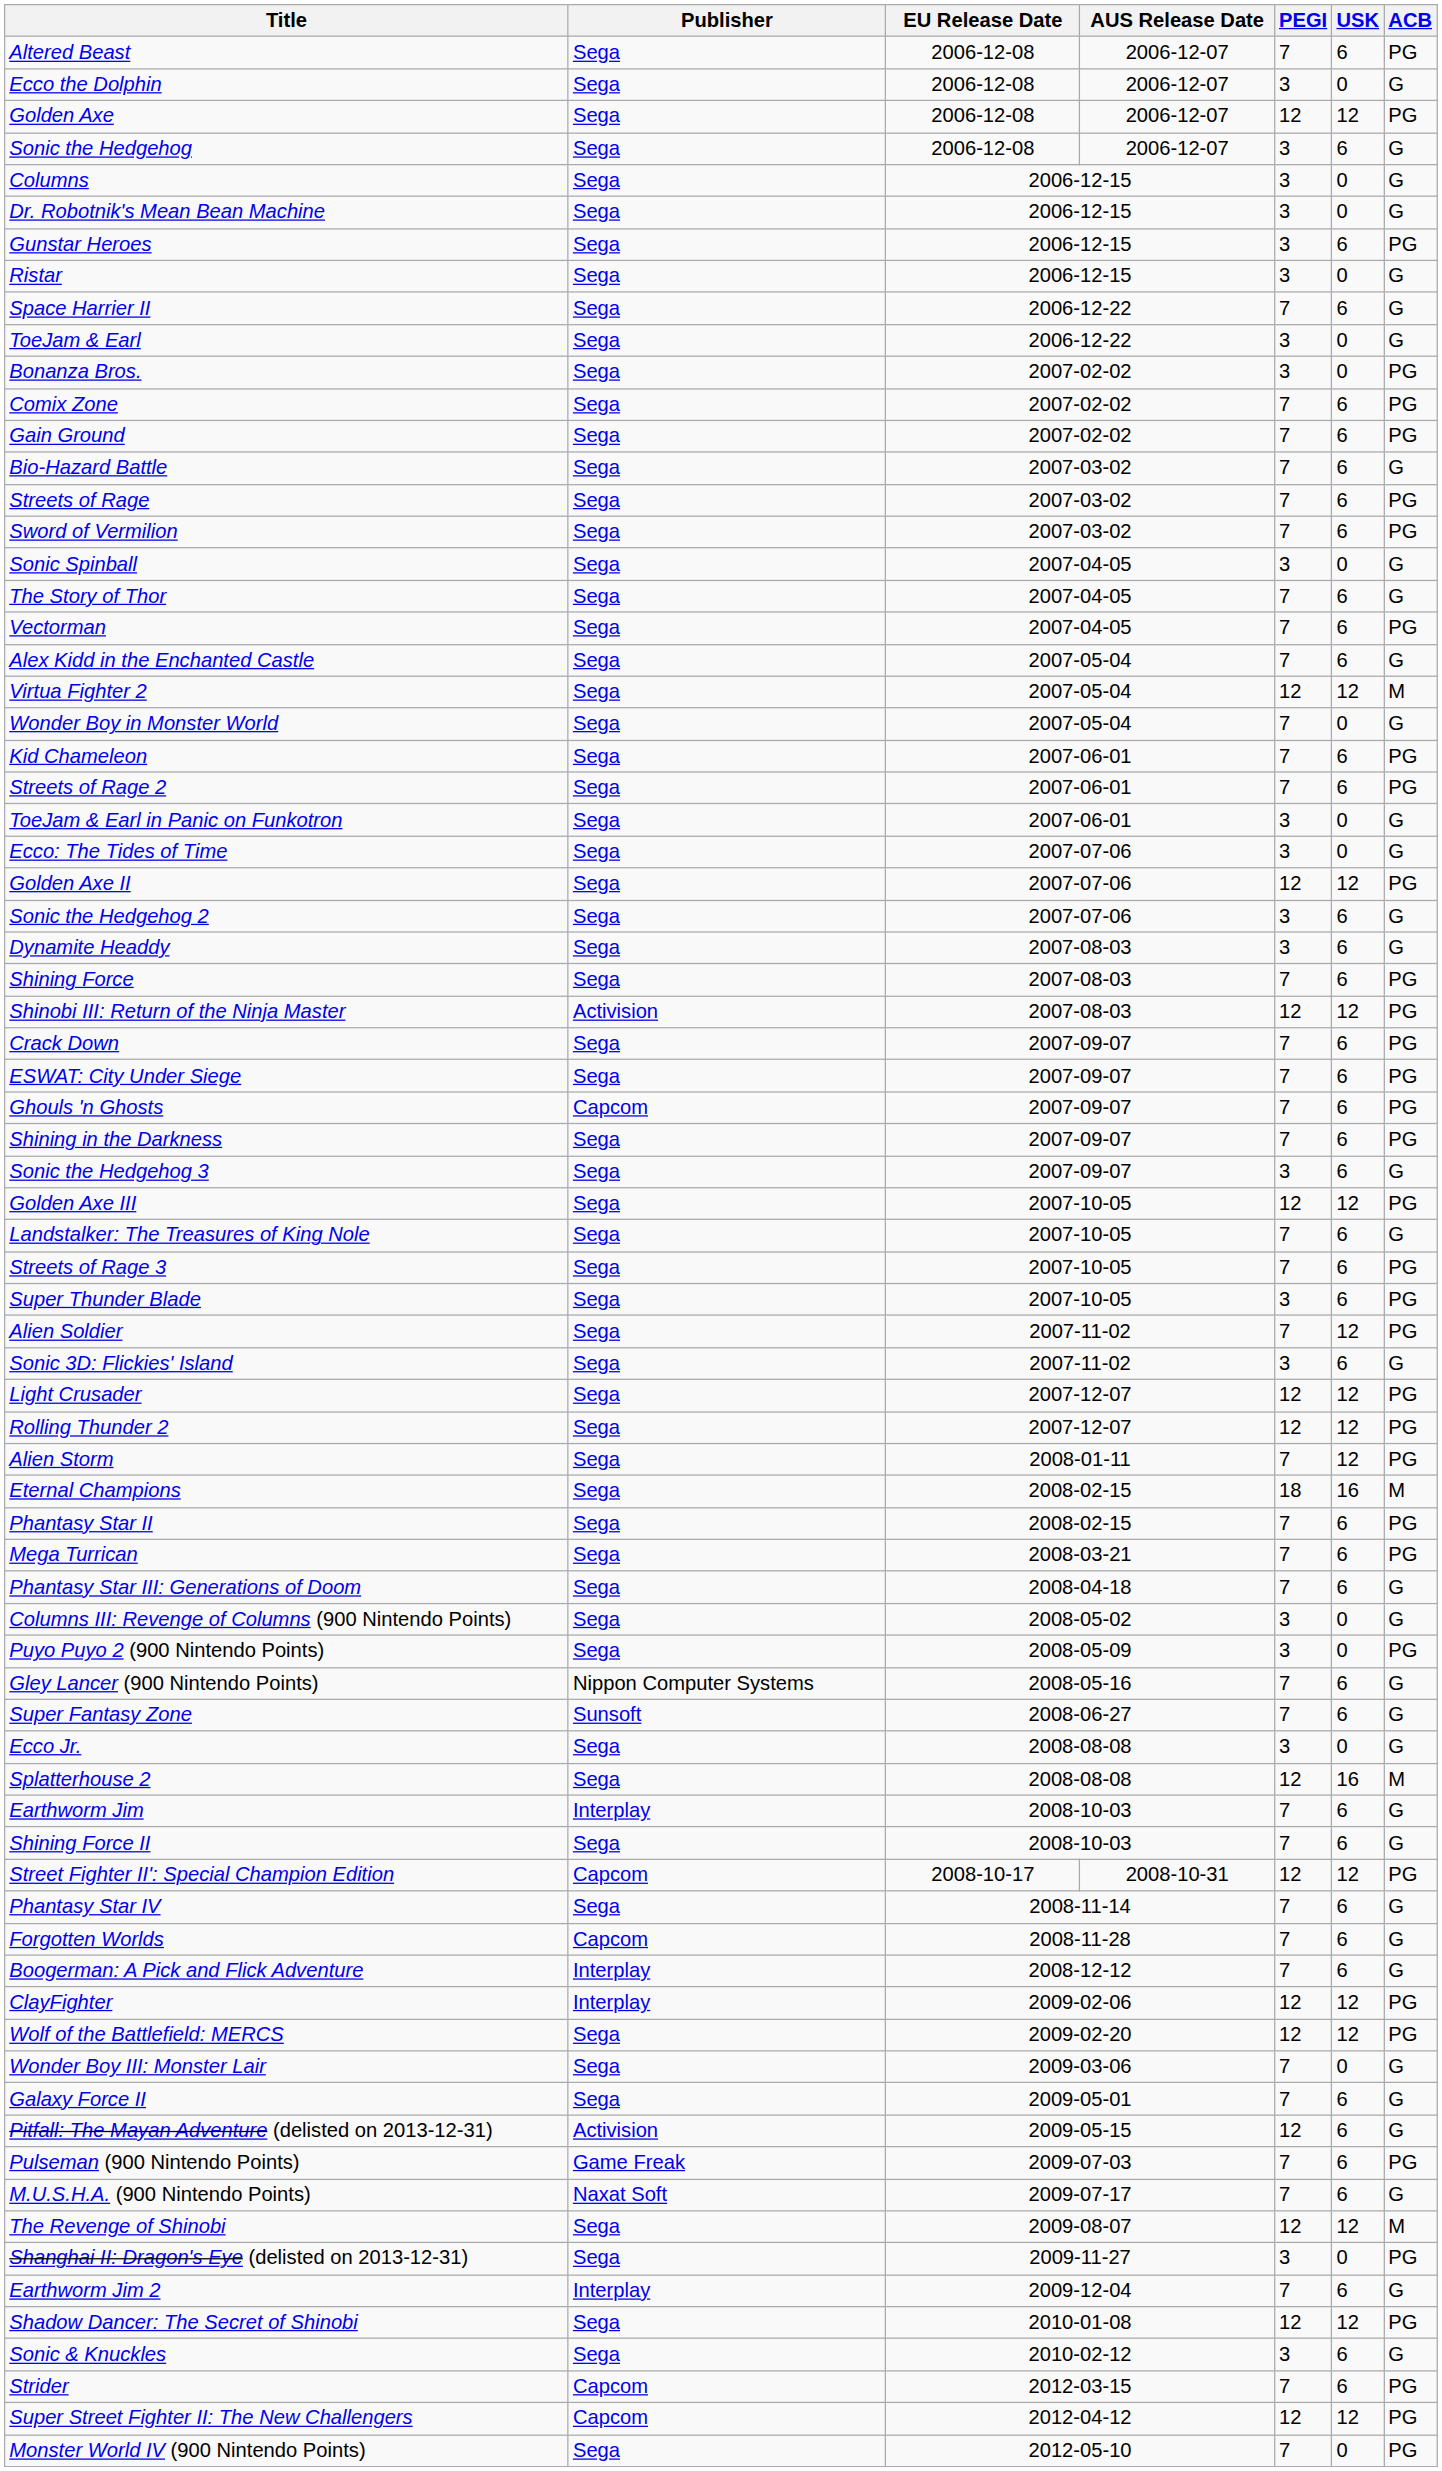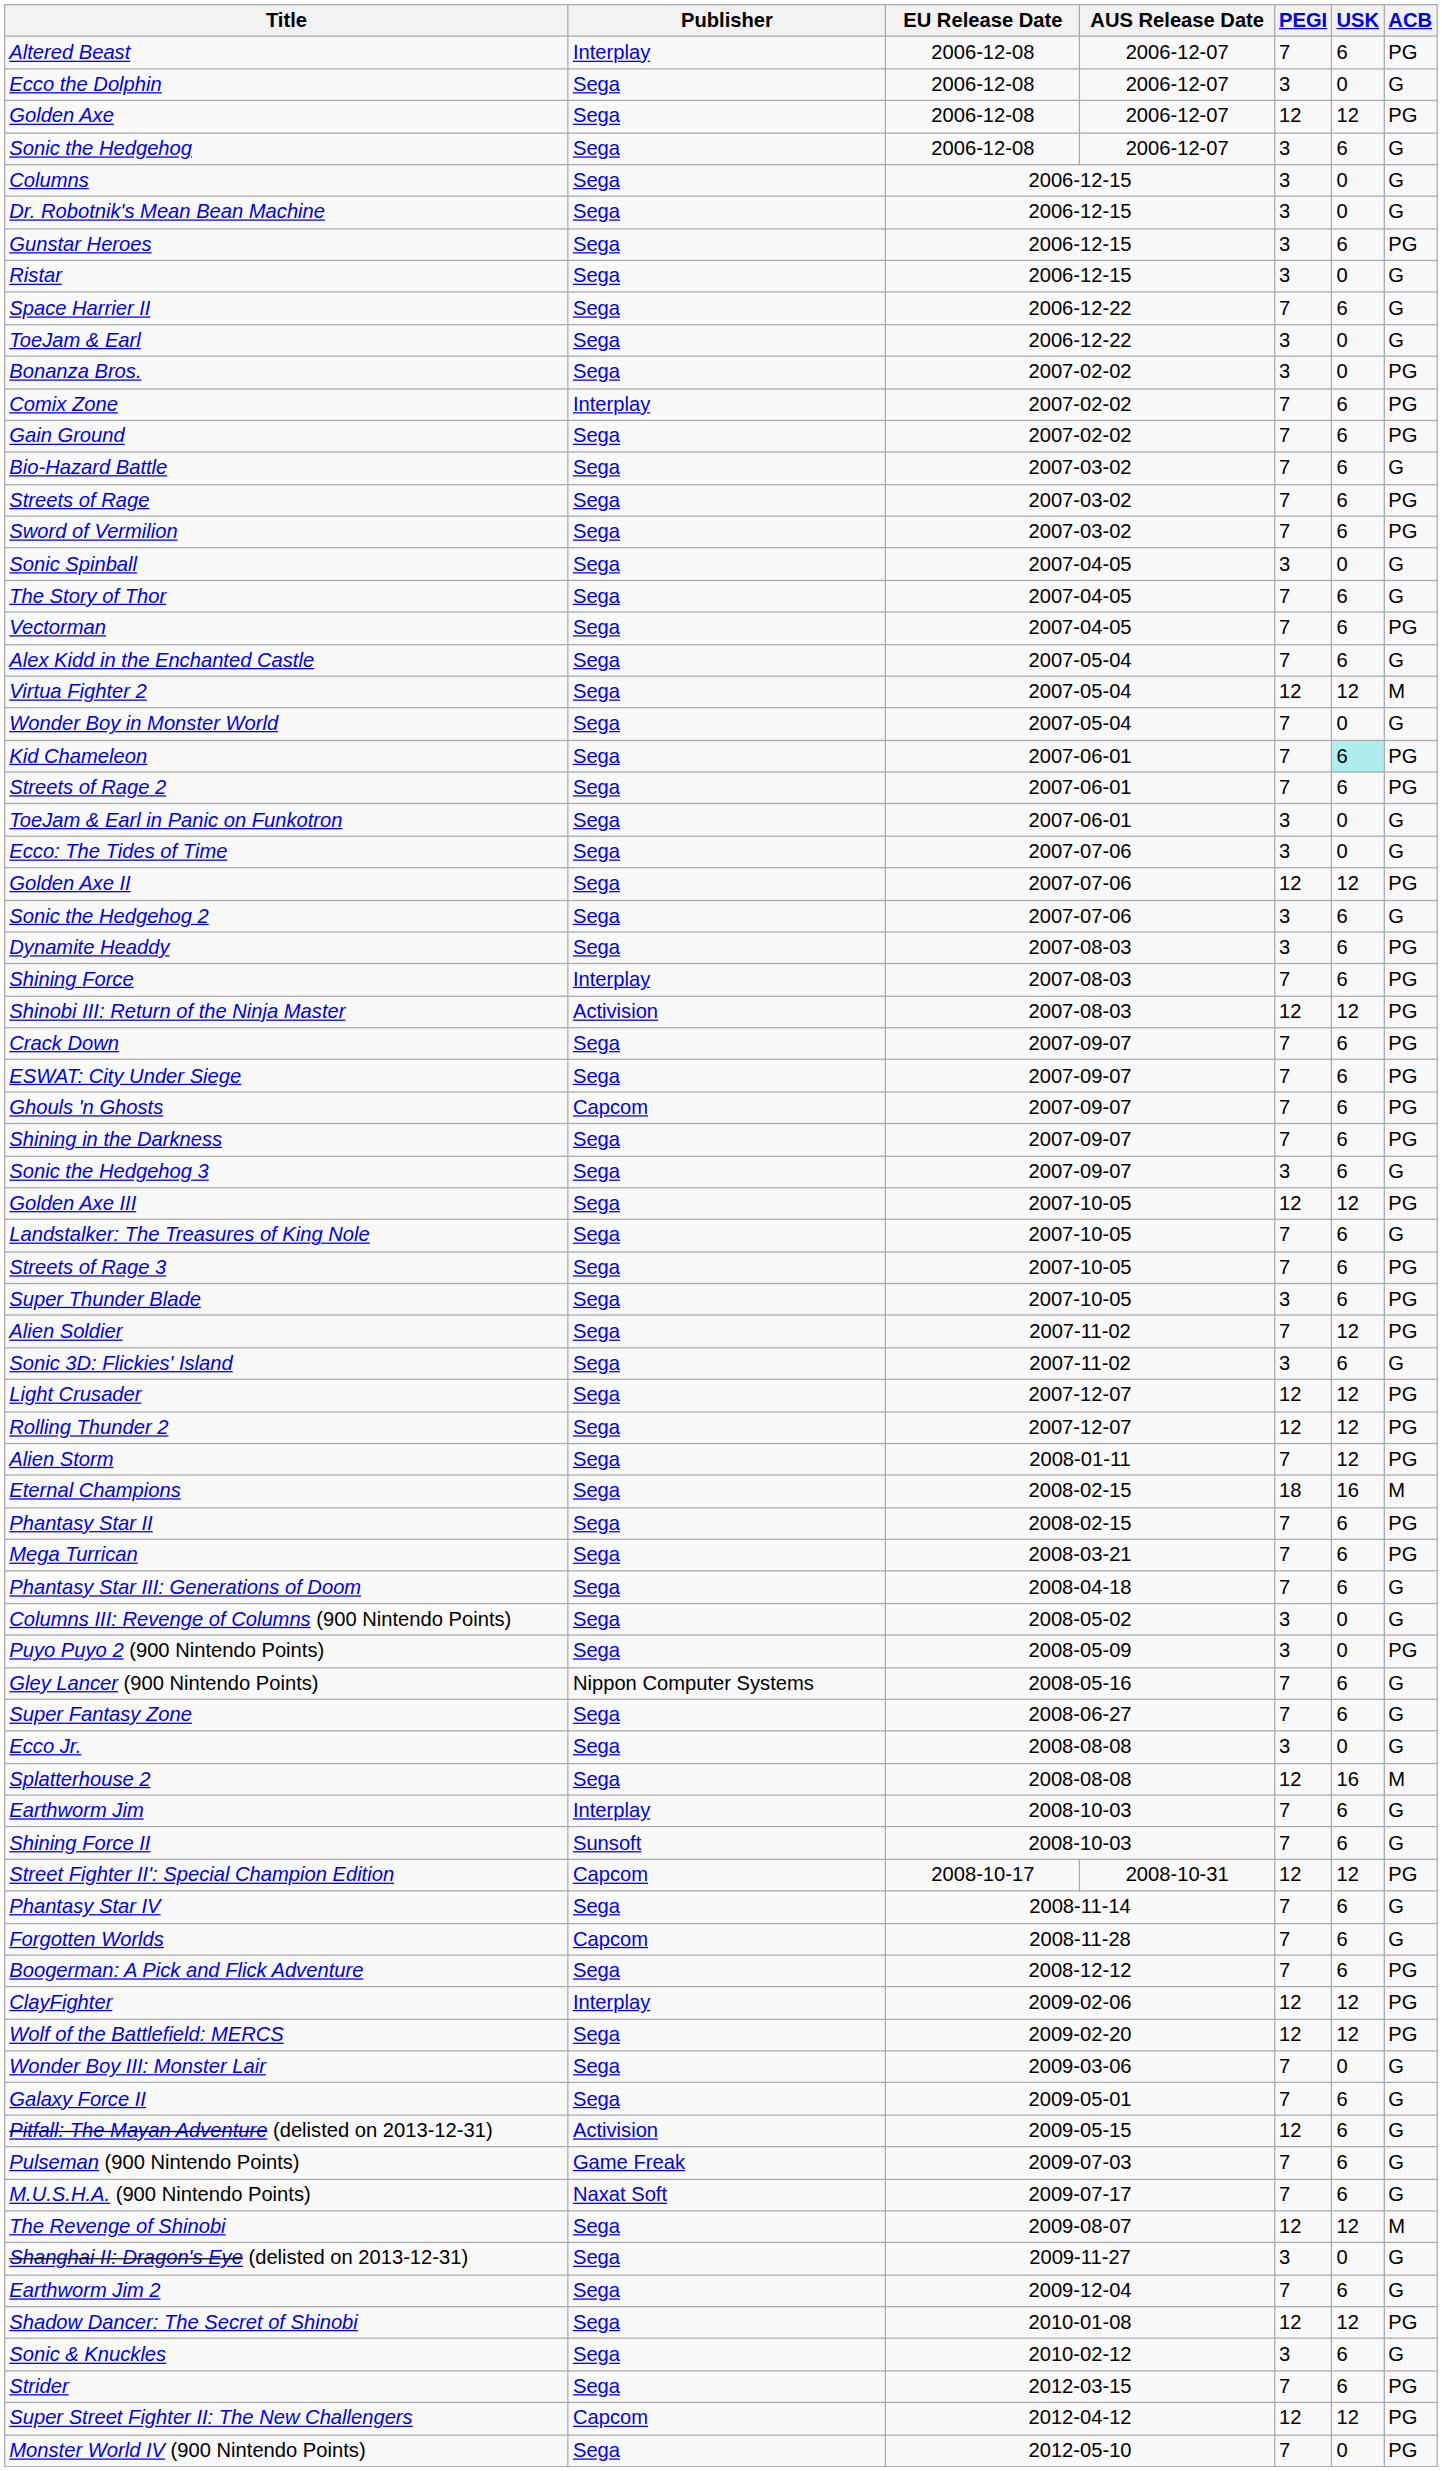(596, 52) Sega -> (612, 52) Interplay
(596, 404) Sega -> (612, 404) Interplay
(1342, 755) no background -> (1342, 755) paleturquoise background
(1396, 947) G -> (1403, 947) PG
(596, 979) Sega -> (612, 979) Interplay
(607, 1715) Sunsoft -> (596, 1715) Sega
(596, 1842) Sega -> (607, 1842) Sunsoft
(612, 1970) Interplay -> (596, 1970) Sega
(1396, 1970) G -> (1403, 1970) PG
(1403, 2162) PG -> (1396, 2162) G
(1403, 2258) PG -> (1396, 2258) G
(612, 2290) Interplay -> (596, 2290) Sega
(610, 2386) Capcom -> (596, 2386) Sega
